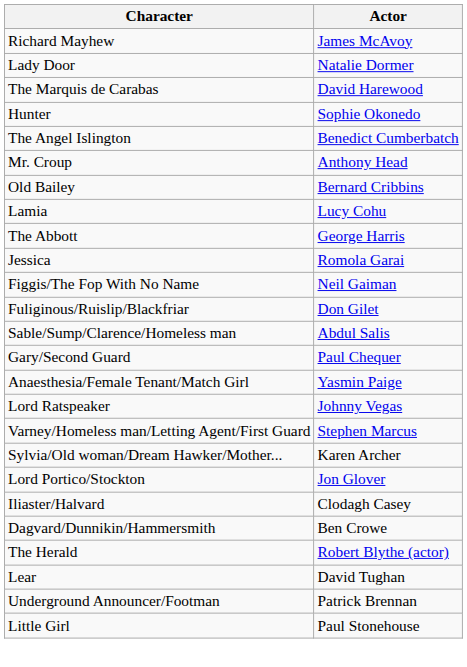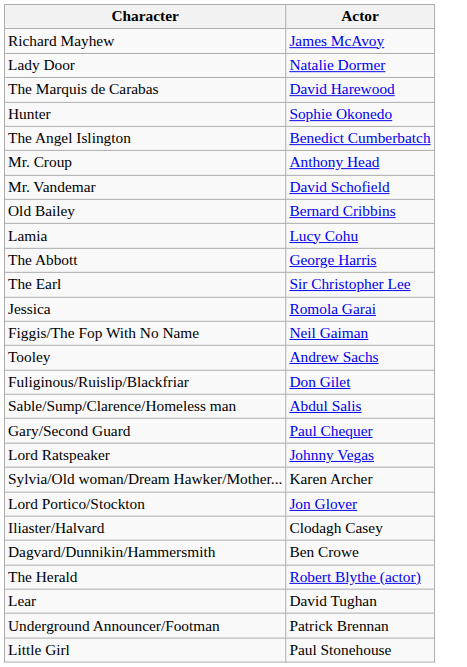+ row: (52, 187)
+ row: (35, 284)
+ row: (29, 357)
- row: (128, 382)
- row: (159, 430)
